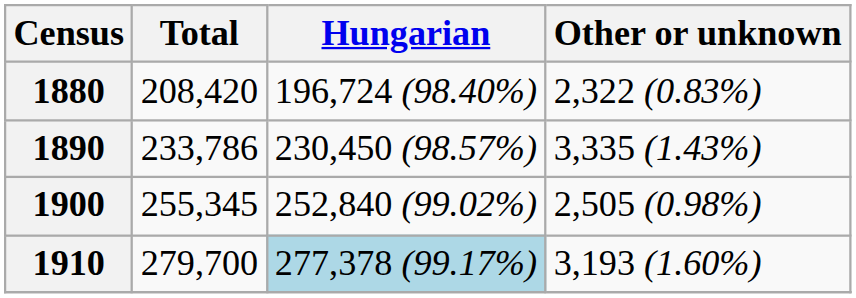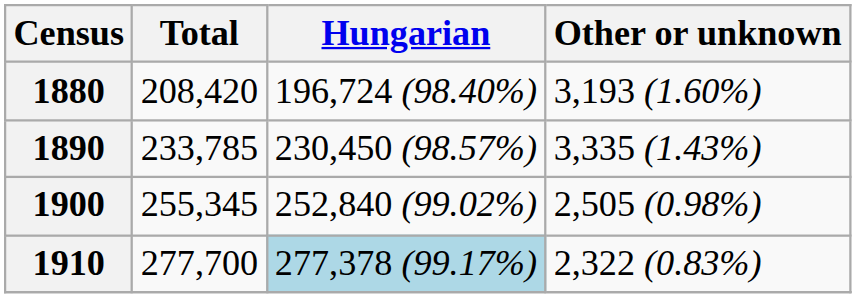(658, 90) 2,322 (0.83%) -> (658, 90) 3,193 (1.60%)
(199, 147) 233,786 -> (199, 147) 233,785
(199, 262) 279,700 -> (199, 262) 277,700
(658, 262) 3,193 (1.60%) -> (658, 262) 2,322 (0.83%)
